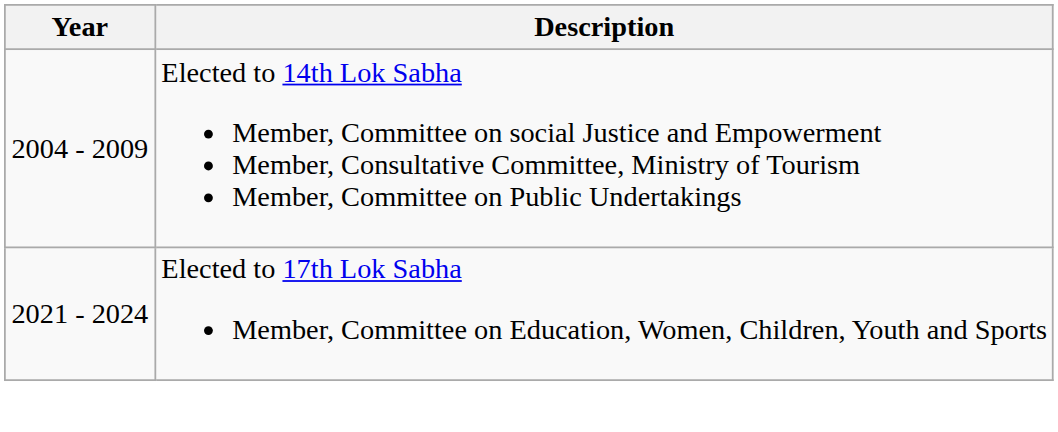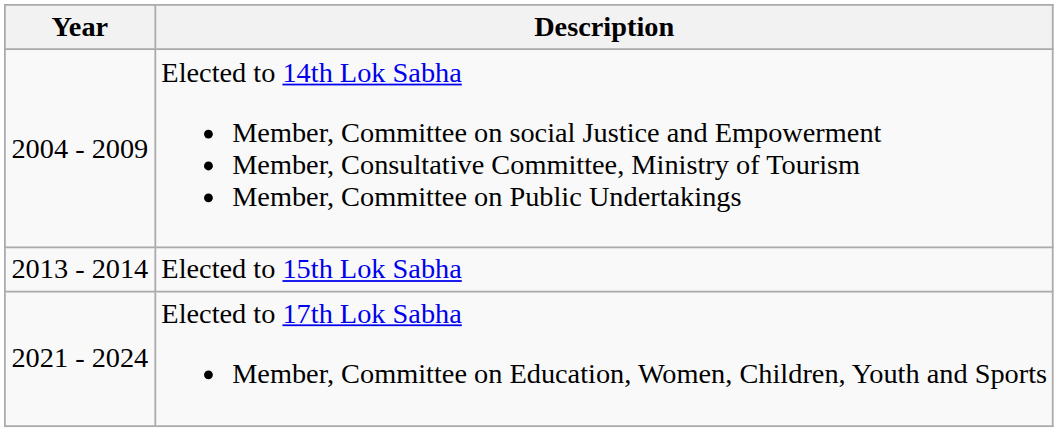+ row: (312, 269)
